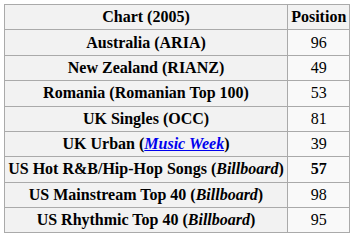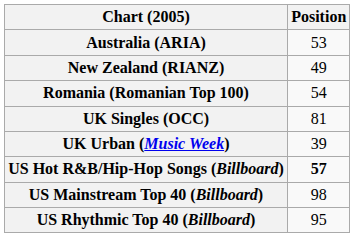(319, 42) 96 -> (319, 42) 53
(319, 93) 53 -> (319, 93) 54
